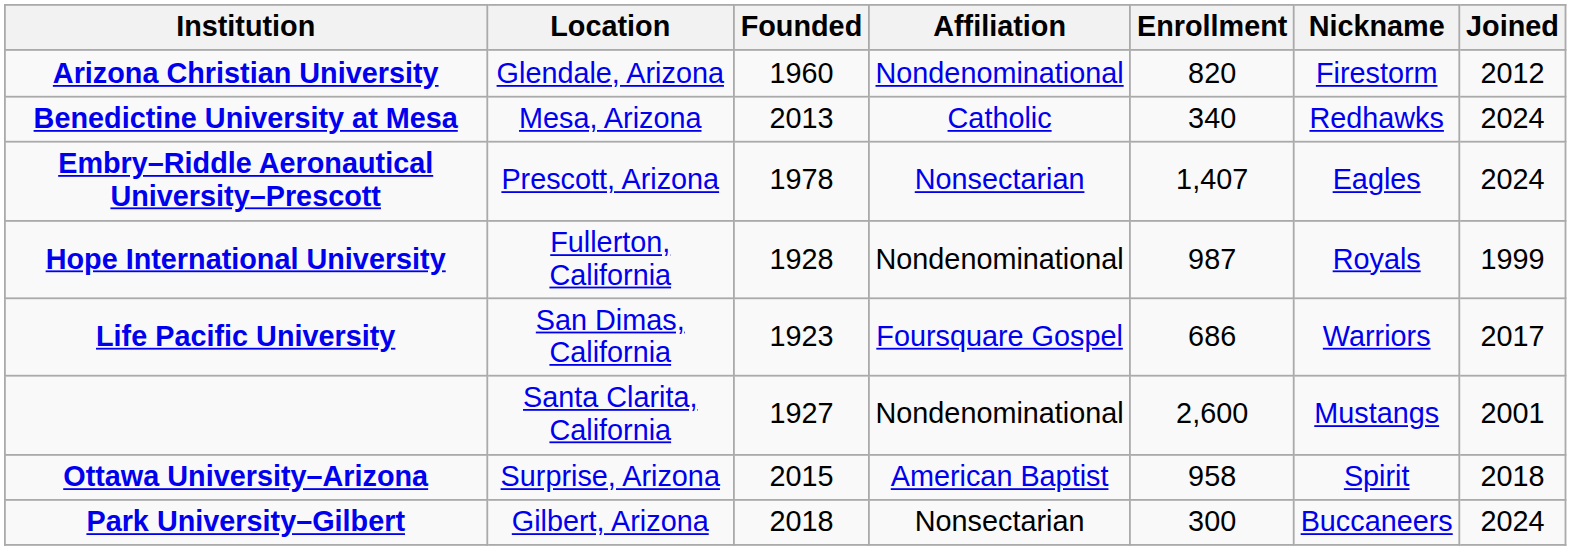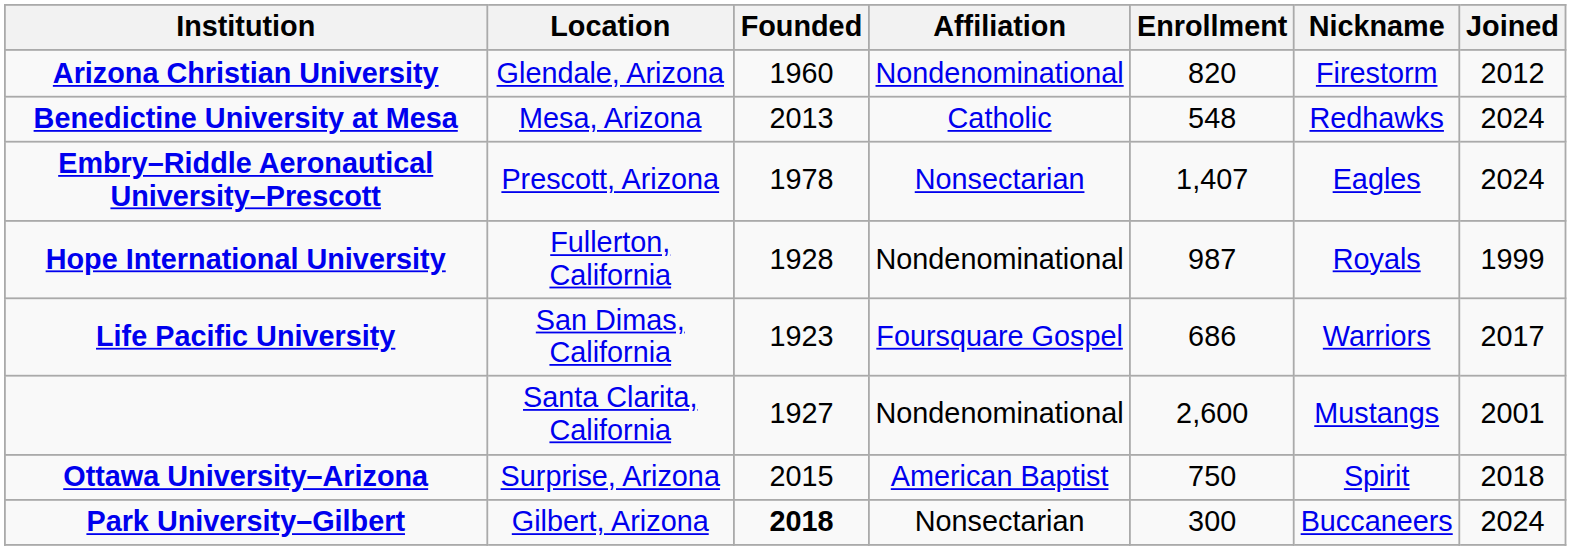(1212, 118) 340 -> (1212, 118) 548
(1212, 476) 958 -> (1212, 476) 750
(801, 522) normal -> (801, 522) bold
